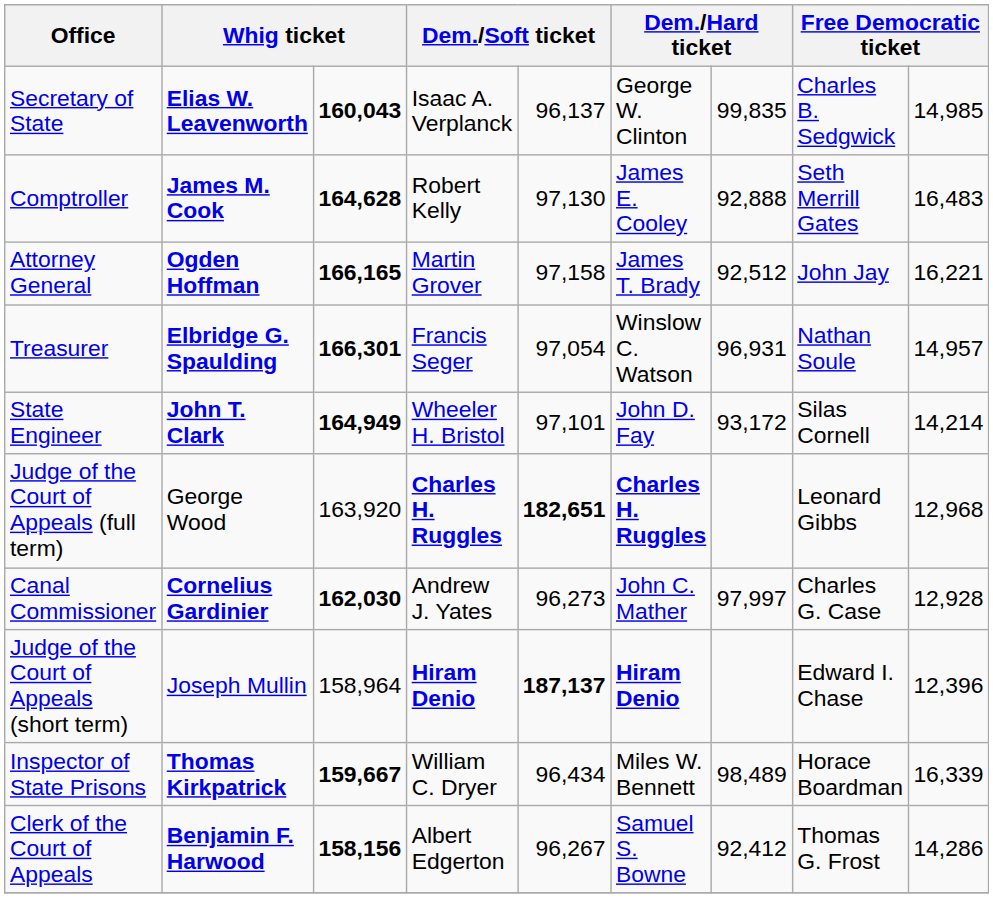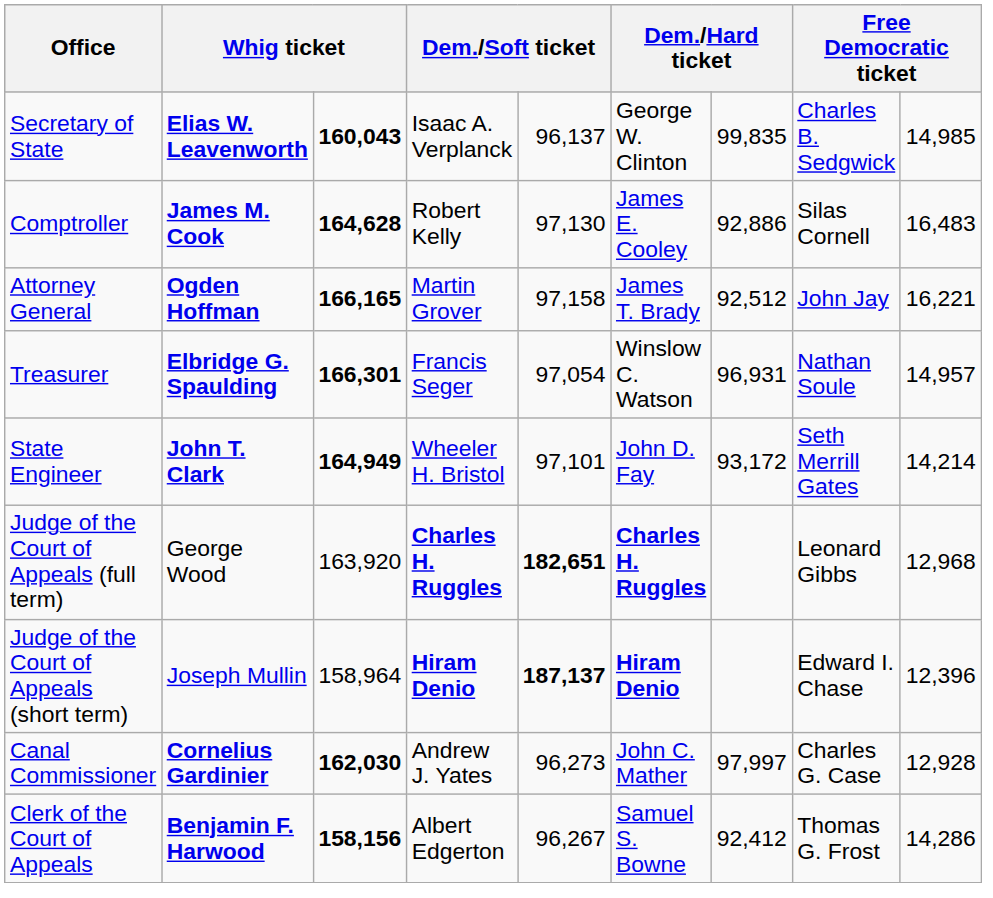(752, 198) 92,888 -> (752, 223) 92,886
(828, 198) Seth Merrill Gates -> (834, 223) Silas Cornell
(834, 422) Silas Cornell -> (828, 461) Seth Merrill Gates
rows swapped: (73, 686) <-> (83, 598)
- row: (78, 773)
